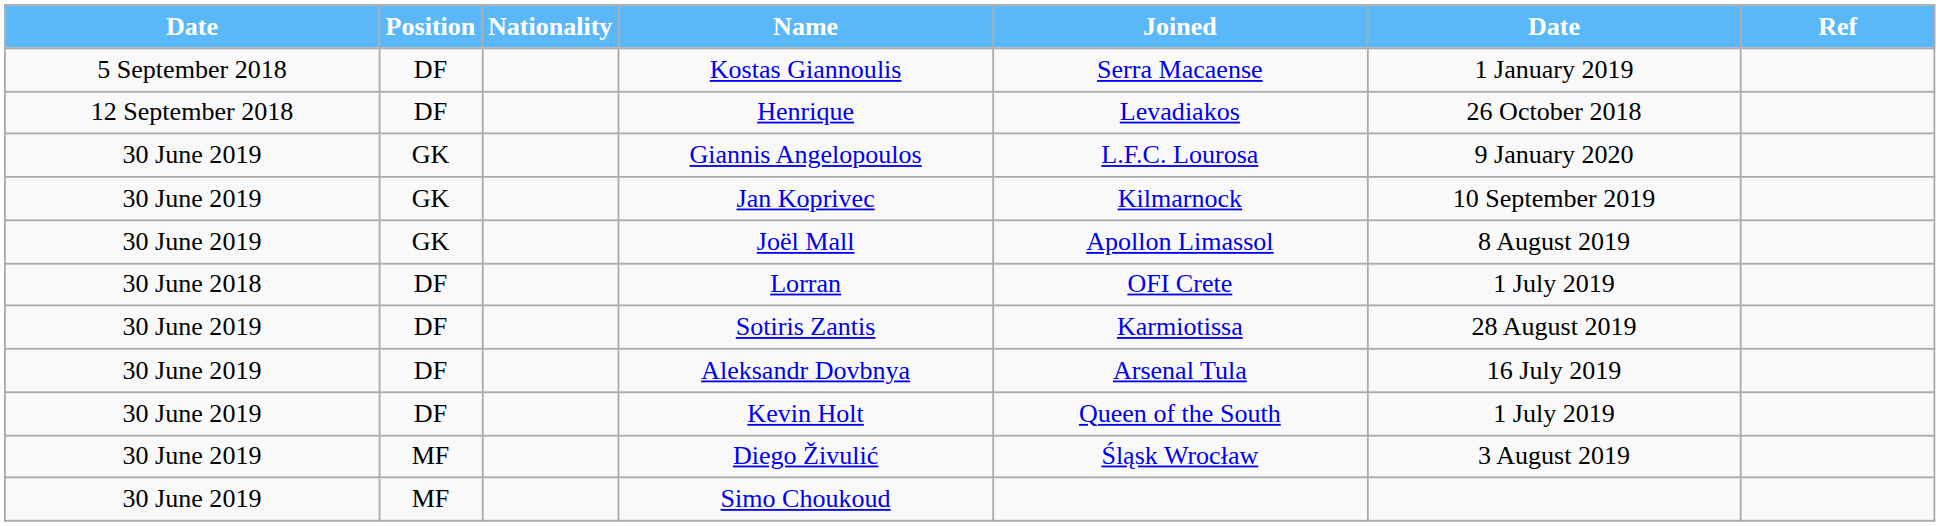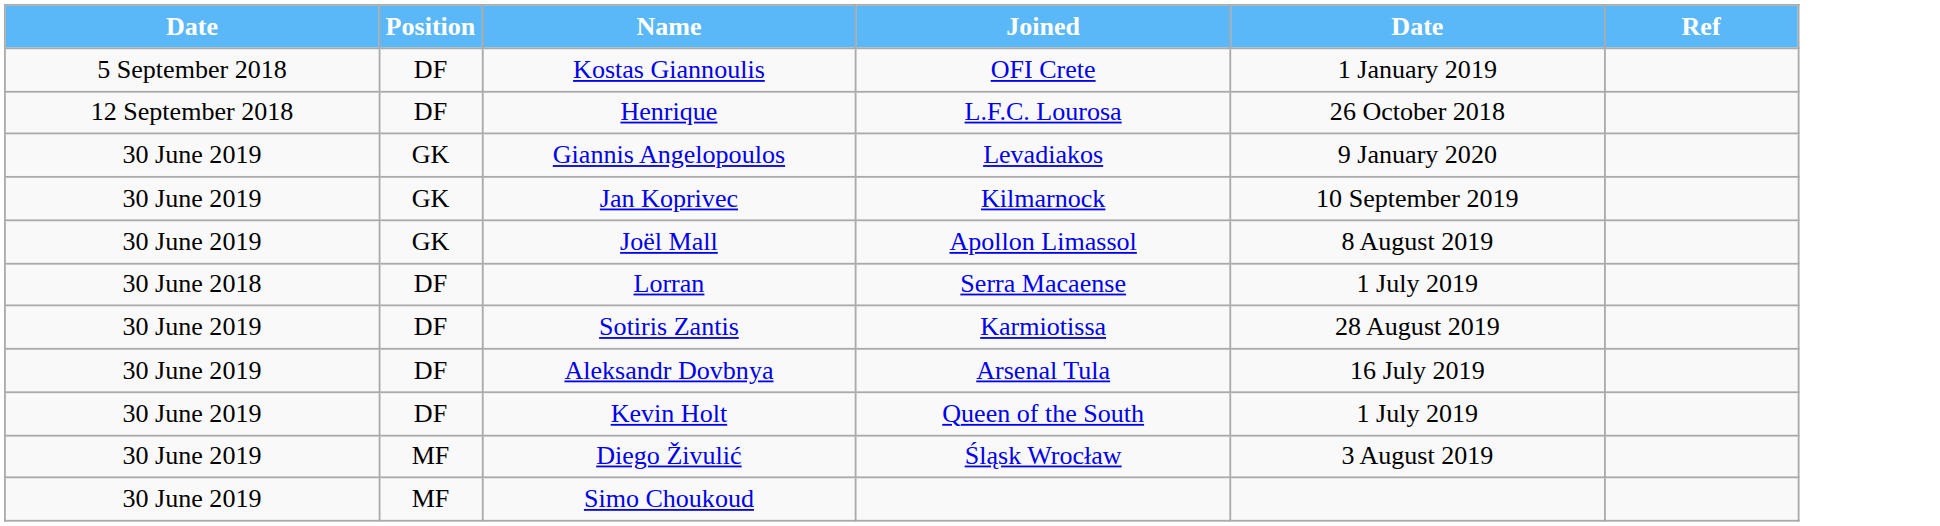- column: (550, 26)
(1180, 69) Serra Macaense -> (1043, 69) OFI Crete
(1180, 112) Levadiakos -> (1043, 112) L.F.C. Lourosa
(1180, 155) L.F.C. Lourosa -> (1043, 155) Levadiakos
(1180, 284) OFI Crete -> (1043, 284) Serra Macaense
